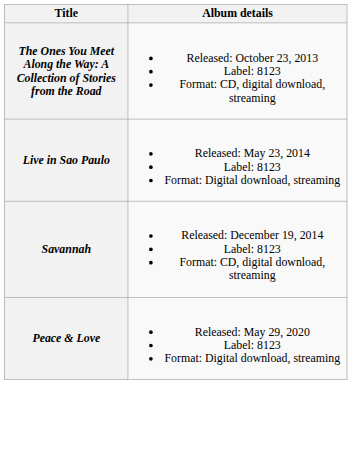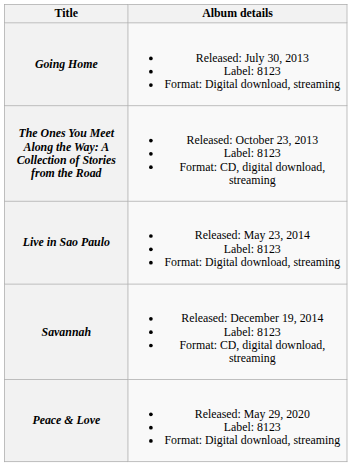+ row: (66, 64)
